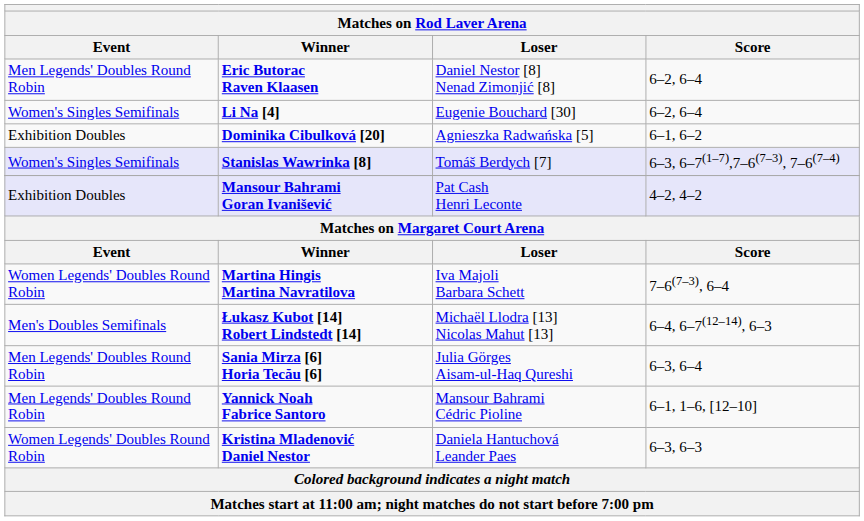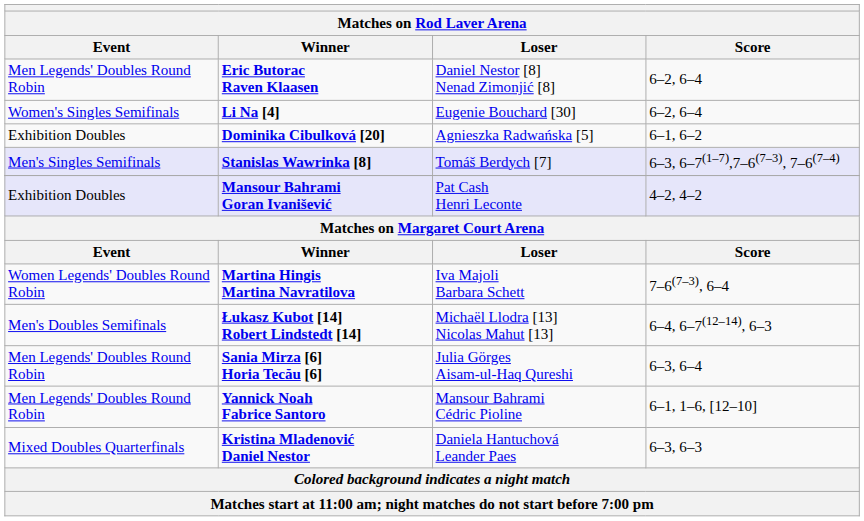(94, 161) Women's Singles Semifinals -> (84, 161) Men's Singles Semifinals
(109, 447) Women Legends' Doubles Round Robin -> (96, 447) Mixed Doubles Quarterfinals
